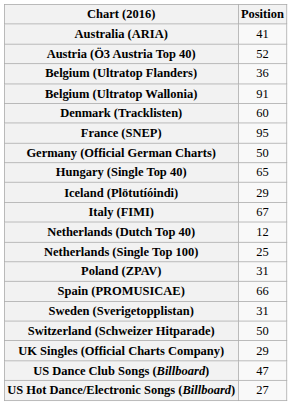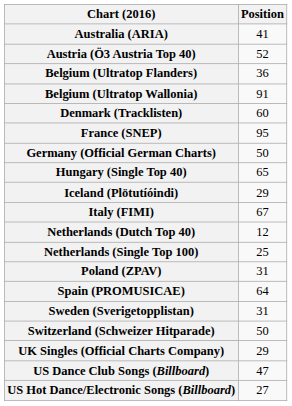(262, 291) 66 -> (262, 291) 64
